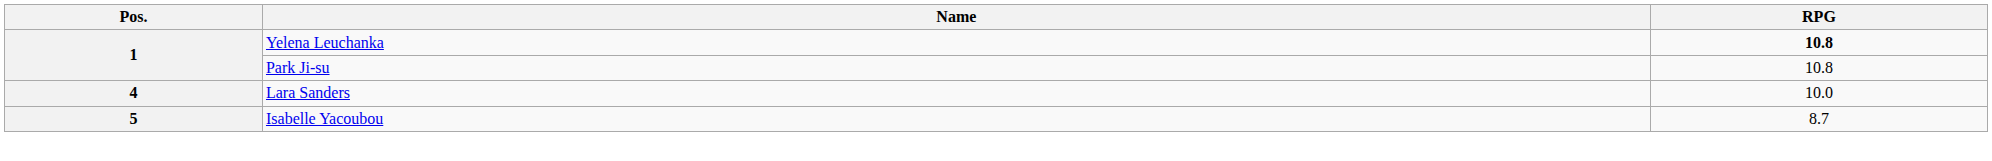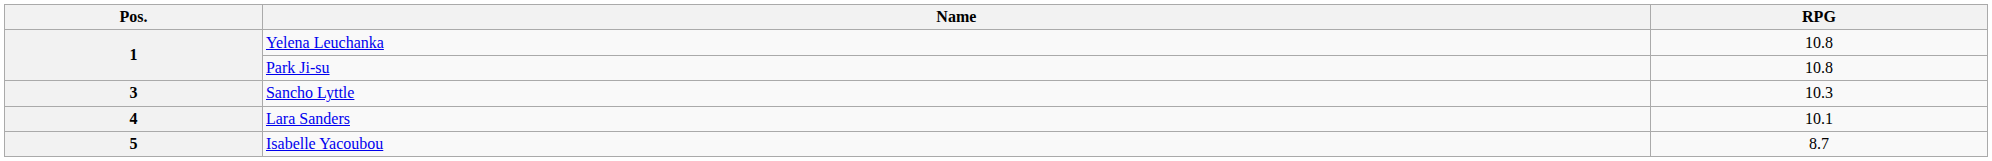(1819, 42) bold -> (1819, 42) normal
+ row: (310, 93)
(1819, 93) 10.0 -> (1819, 118) 10.1
